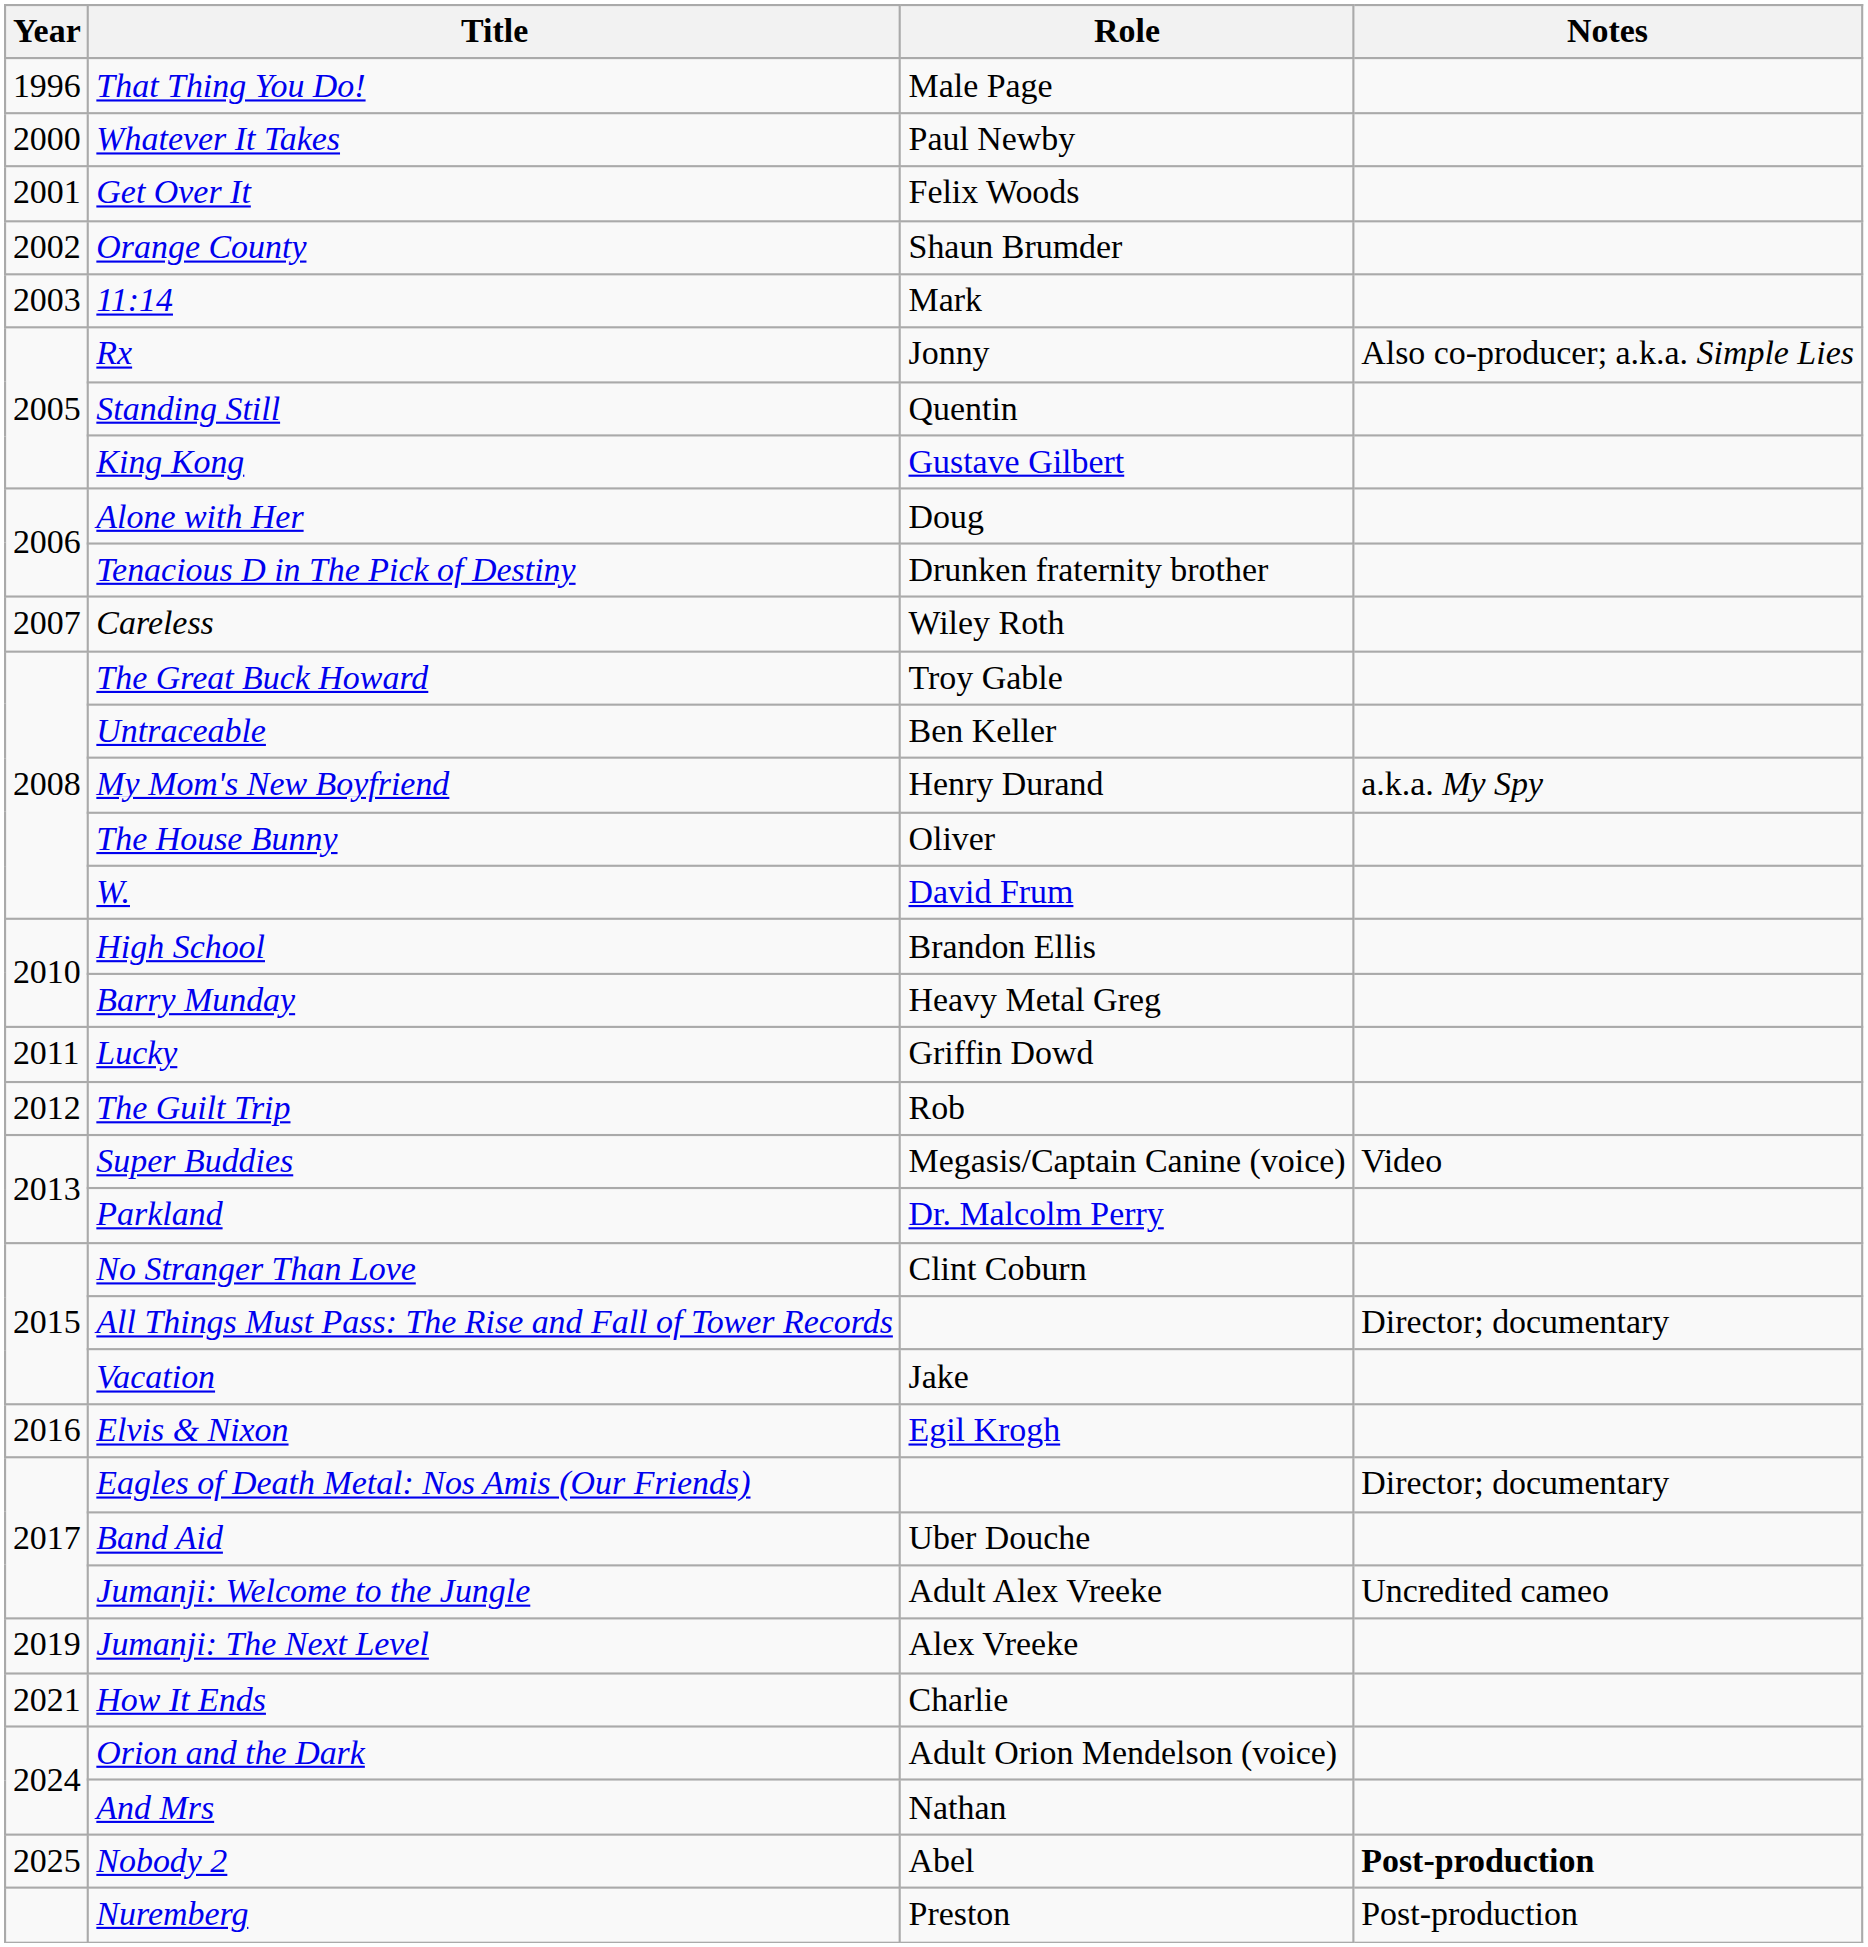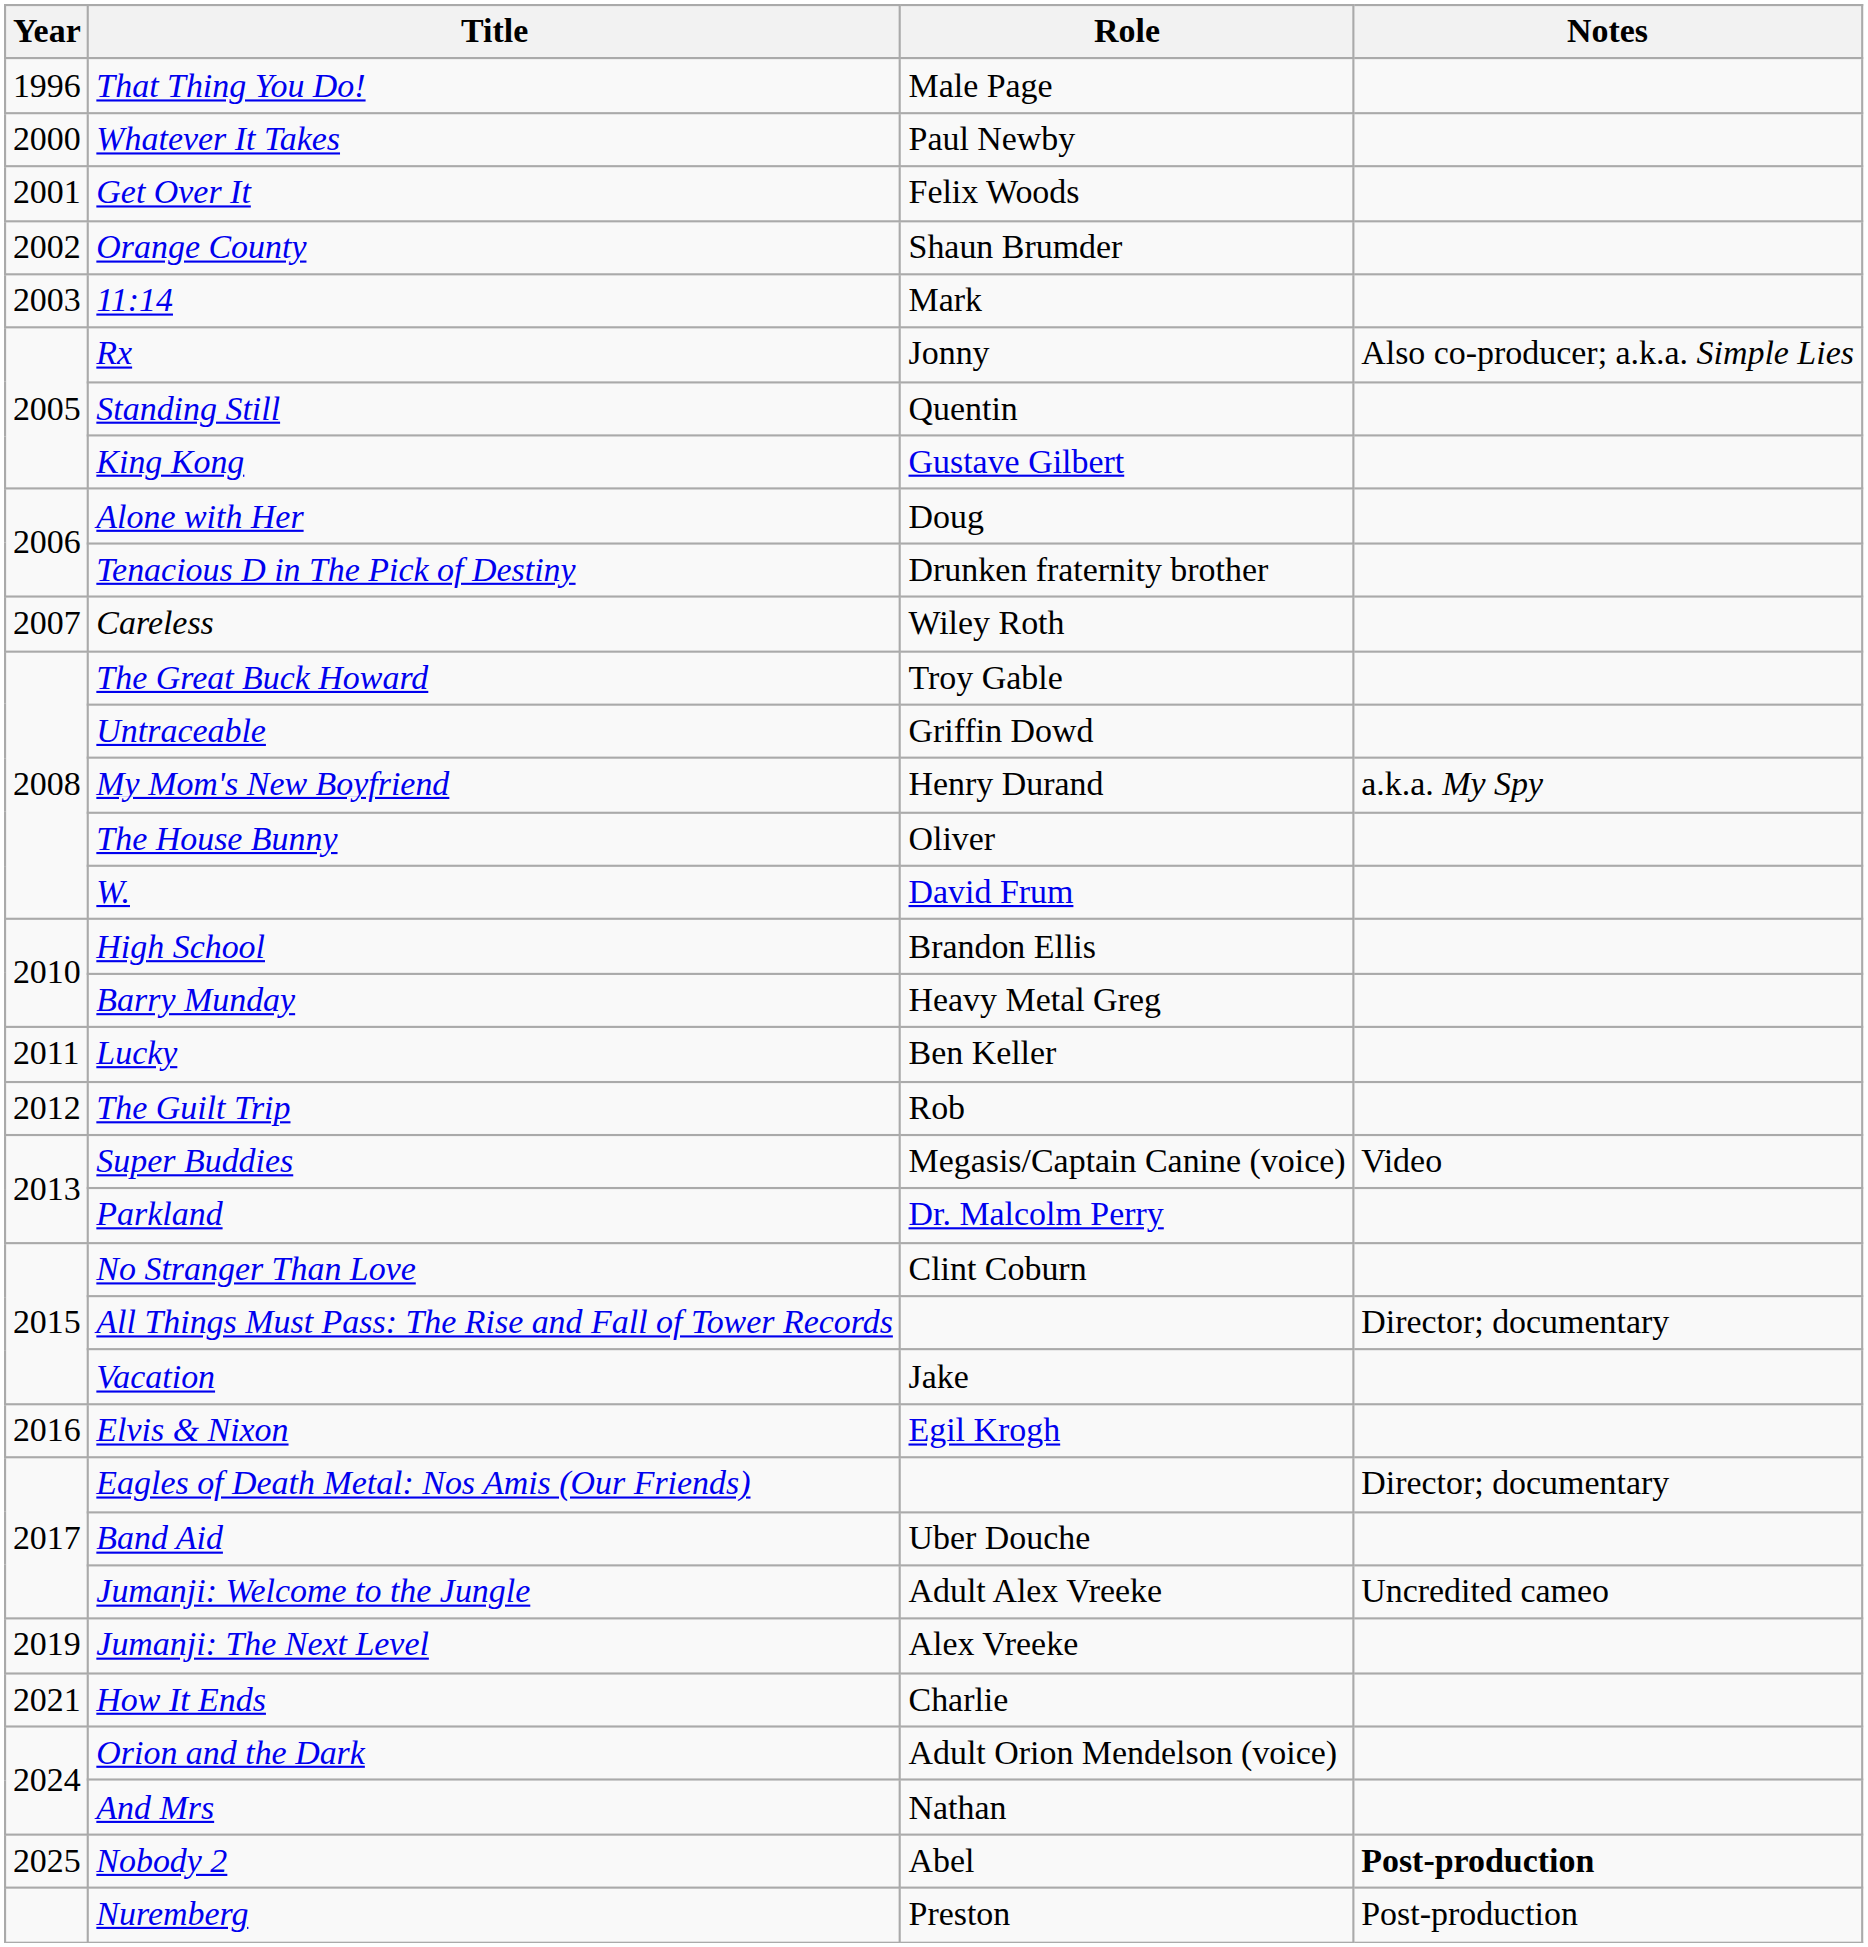(982, 730) Ben Keller -> (1001, 730) Griffin Dowd
(1001, 1053) Griffin Dowd -> (982, 1053) Ben Keller
